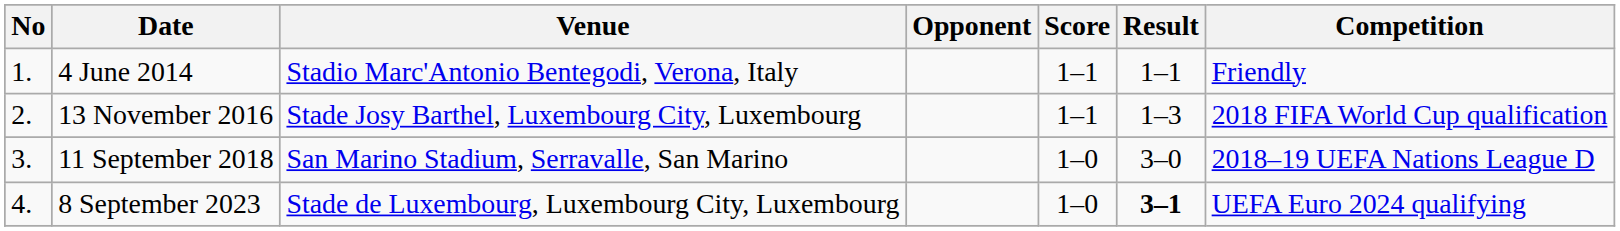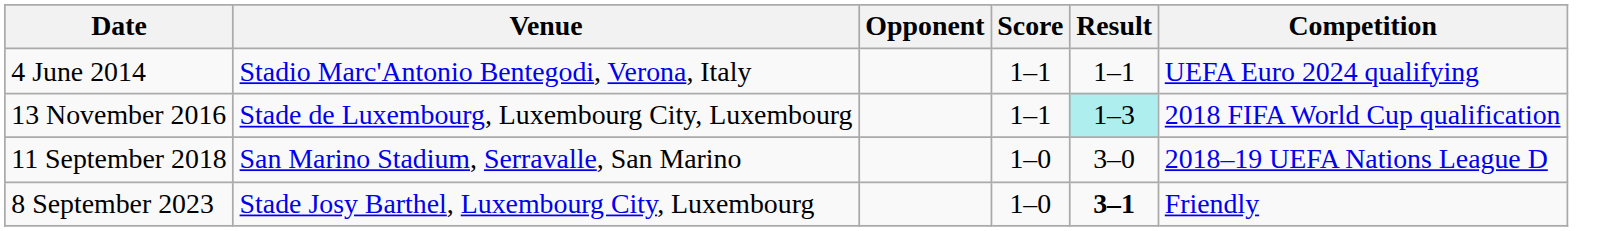- column: (28, 26)
(1259, 70) Friendly -> (1322, 70) UEFA Euro 2024 qualifying
(574, 114) Stade Josy Barthel, Luxembourg City, Luxembourg -> (546, 114) Stade de Luxembourg, Luxembourg City, Luxembourg
(1161, 114) no background -> (1114, 114) paleturquoise background
(593, 203) Stade de Luxembourg, Luxembourg City, Luxembourg -> (527, 203) Stade Josy Barthel, Luxembourg City, Luxembourg
(1369, 203) UEFA Euro 2024 qualifying -> (1212, 203) Friendly
